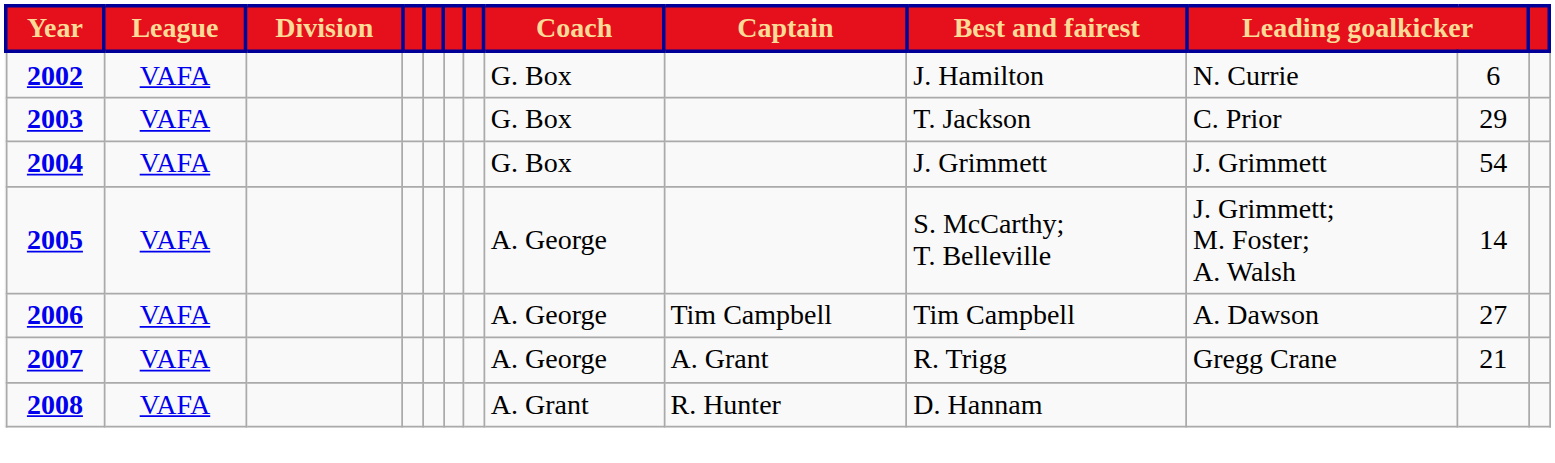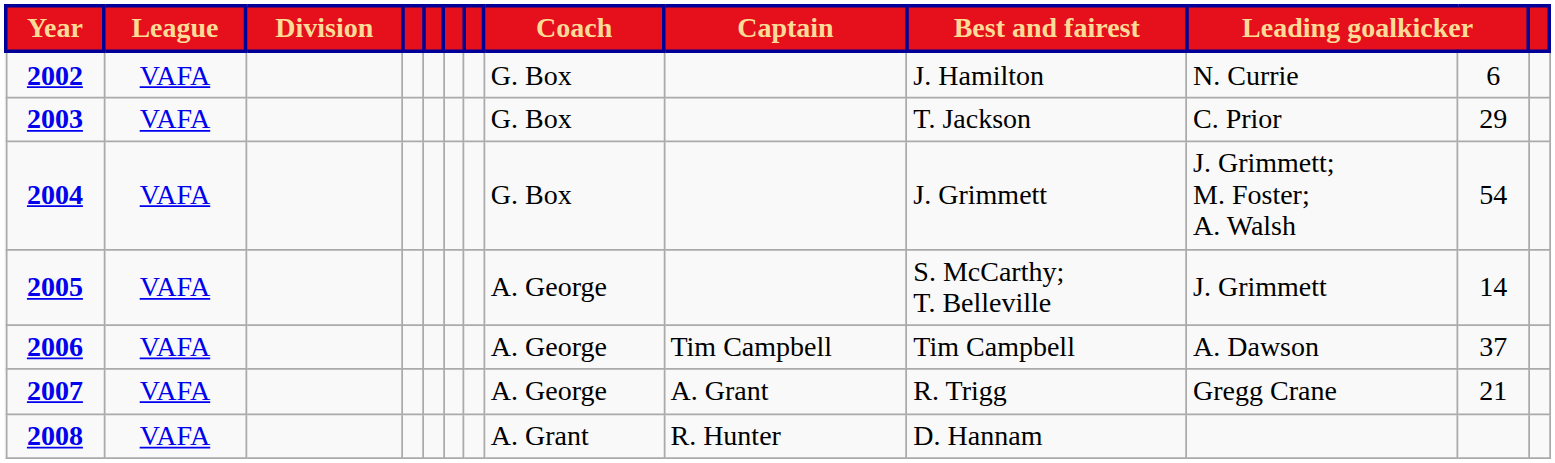(1260, 163) J. Grimmett -> (1264, 194) J. Grimmett; M. Foster; A. Walsh
(1264, 239) J. Grimmett; M. Foster; A. Walsh -> (1260, 286) J. Grimmett
(1493, 315) 27 -> (1493, 346) 37
